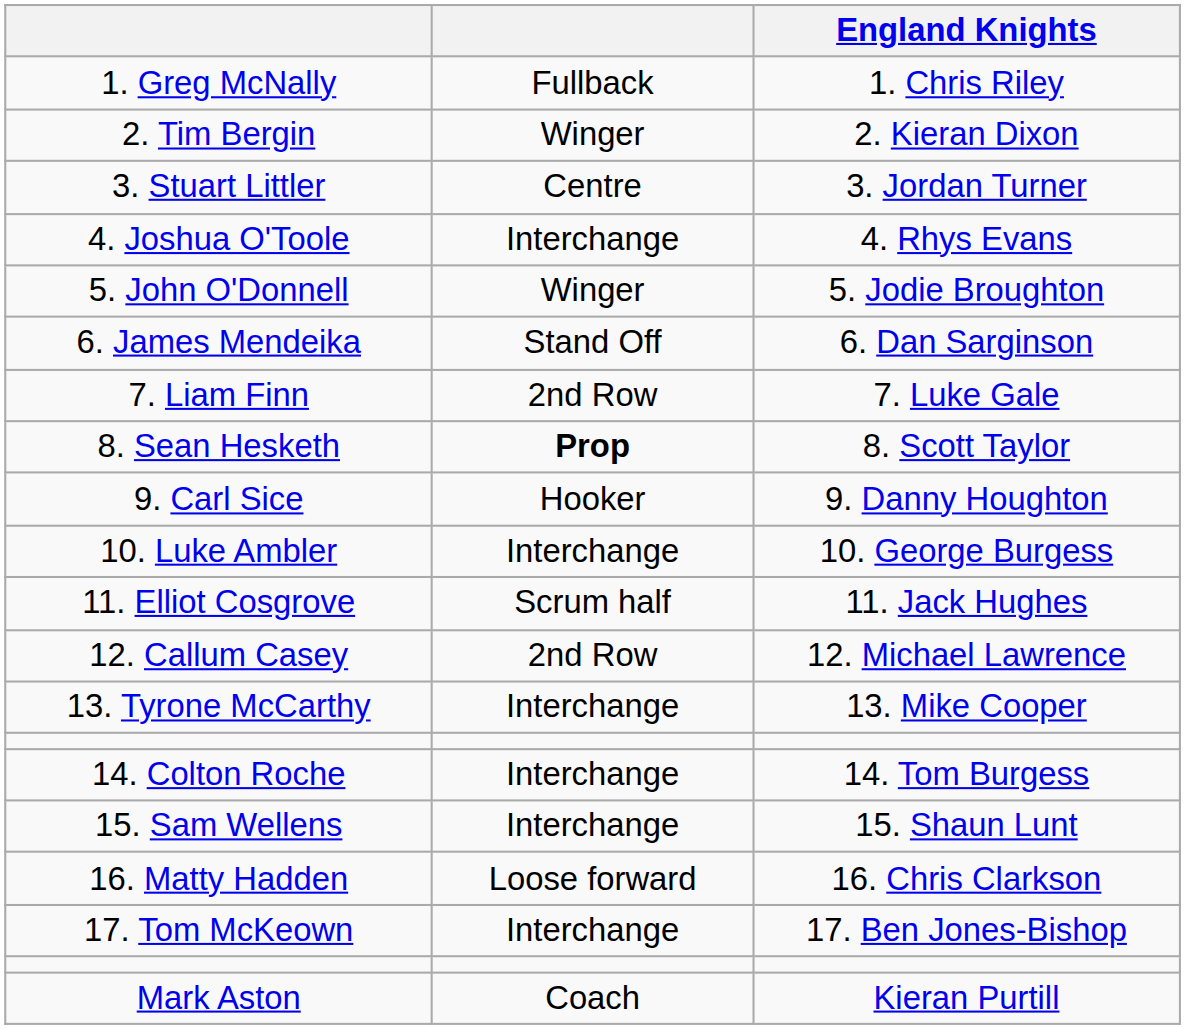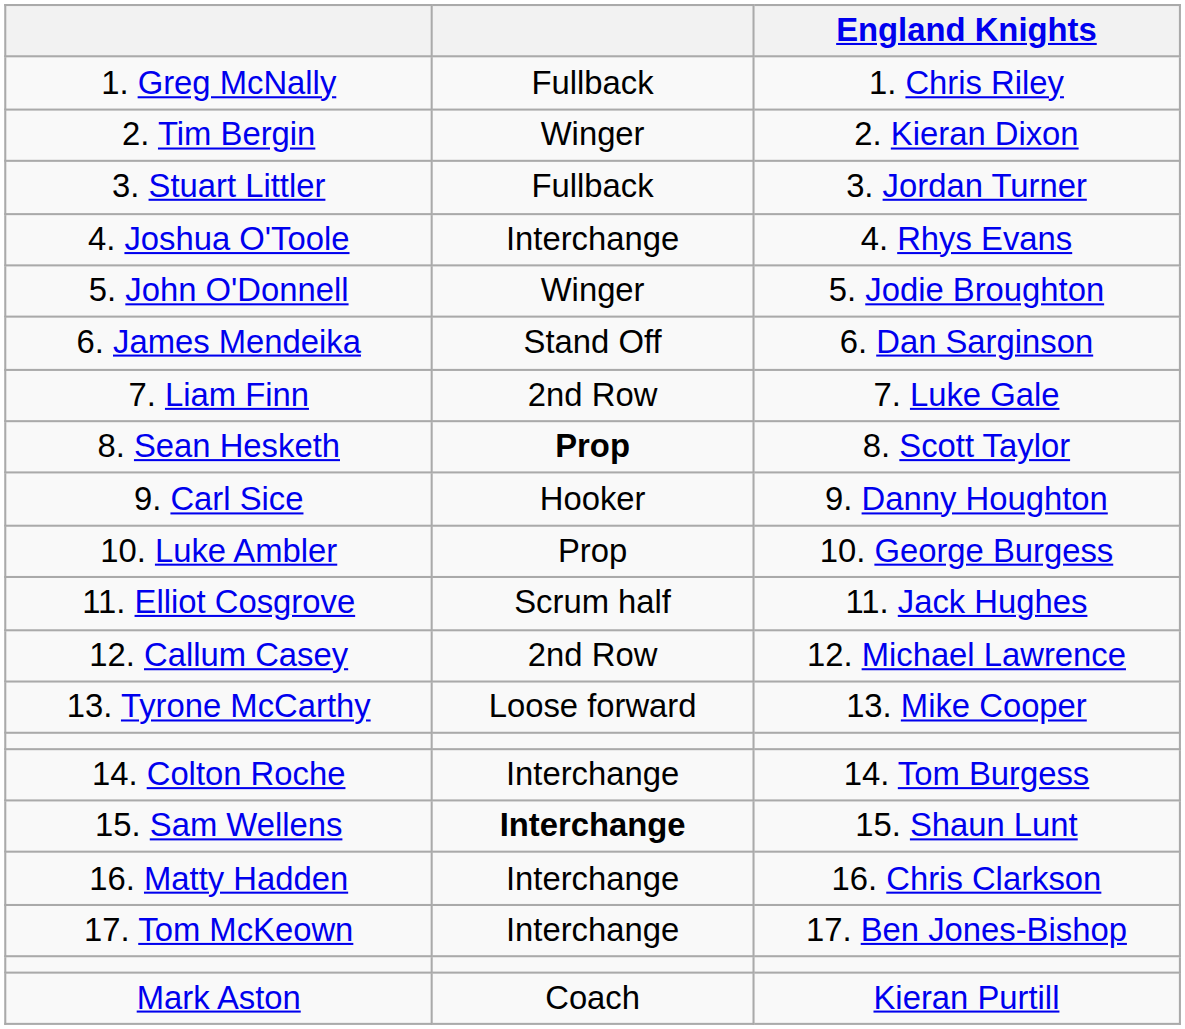(593, 186) Centre -> (593, 186) Fullback
(593, 550) Interchange -> (593, 550) Prop
(593, 706) Interchange -> (593, 706) Loose forward
(593, 825) normal -> (593, 825) bold
(593, 877) Loose forward -> (593, 877) Interchange
